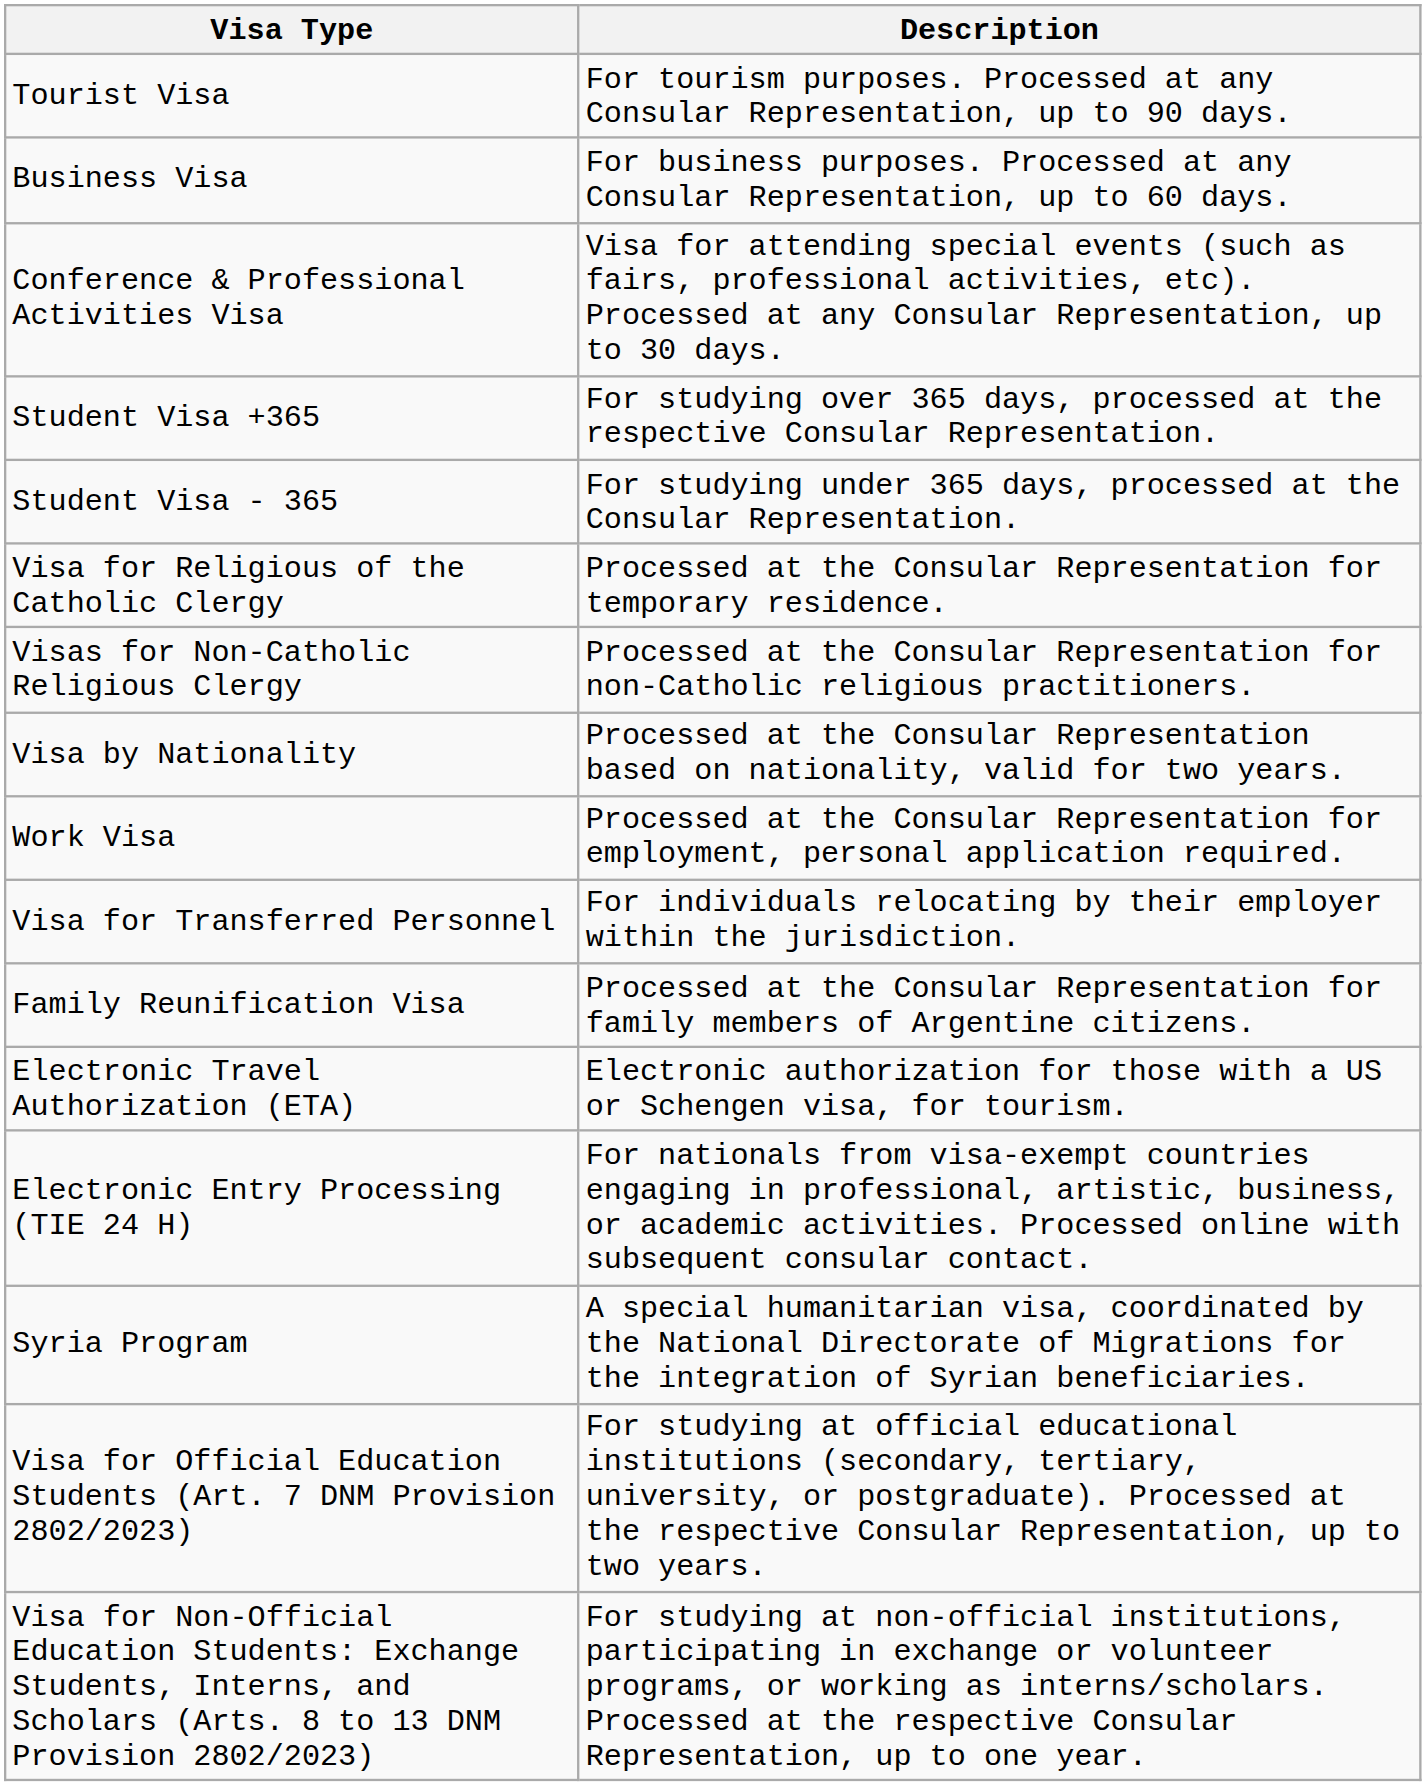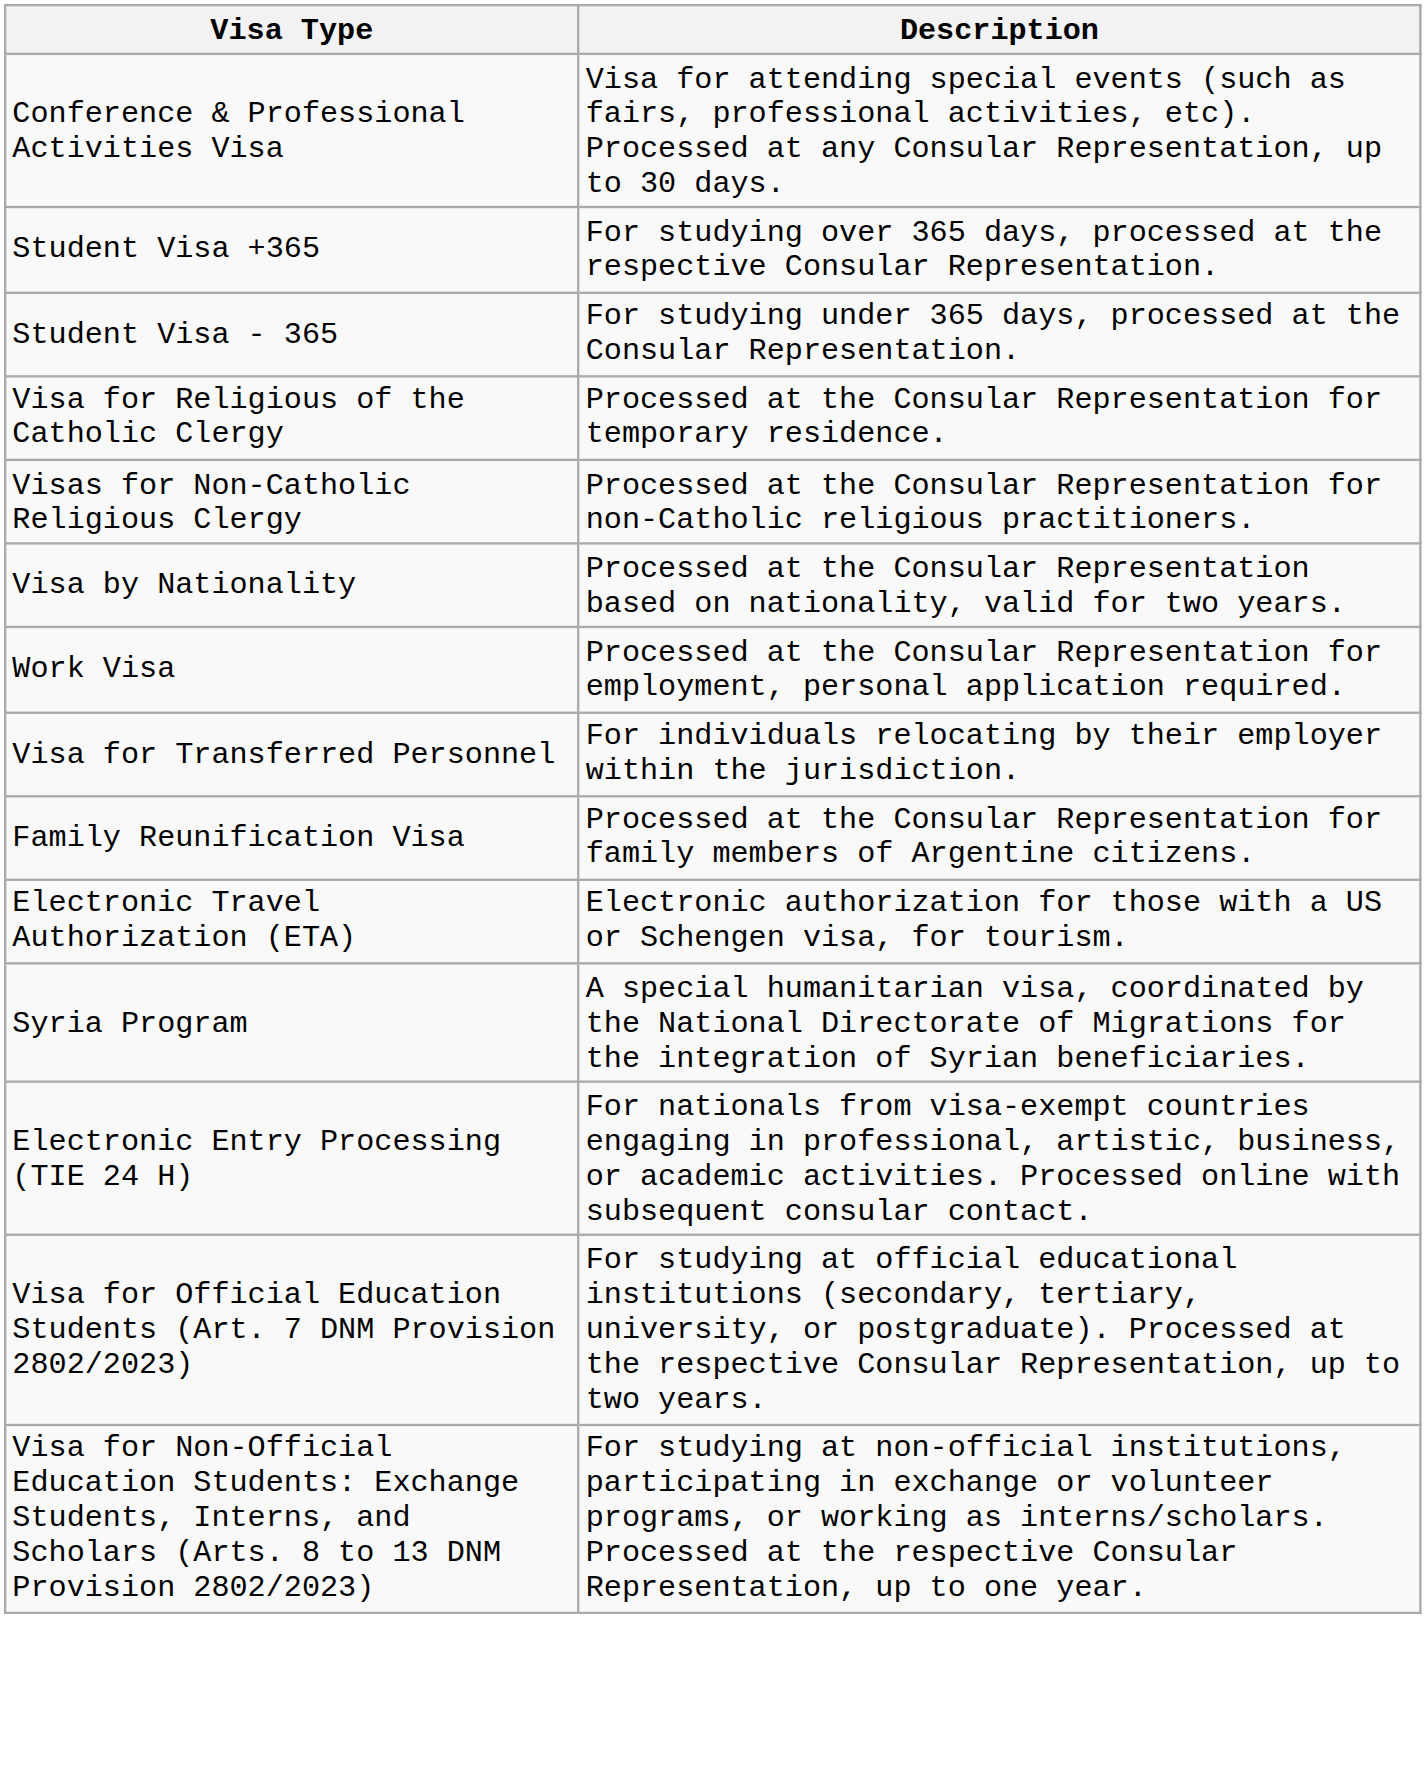- row: (121, 96)
- row: (130, 180)
rows swapped: (130, 1344) <-> (257, 1208)
